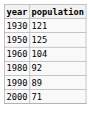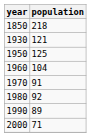+ row: (17, 26)
+ row: (17, 82)
